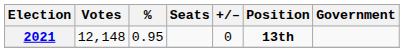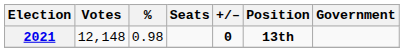(148, 37) 0.95 -> (148, 37) 0.98
(228, 37) normal -> (228, 37) bold
